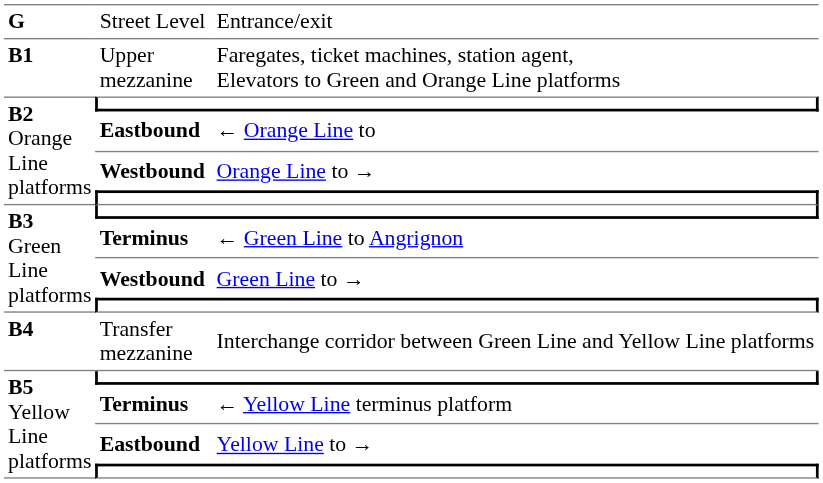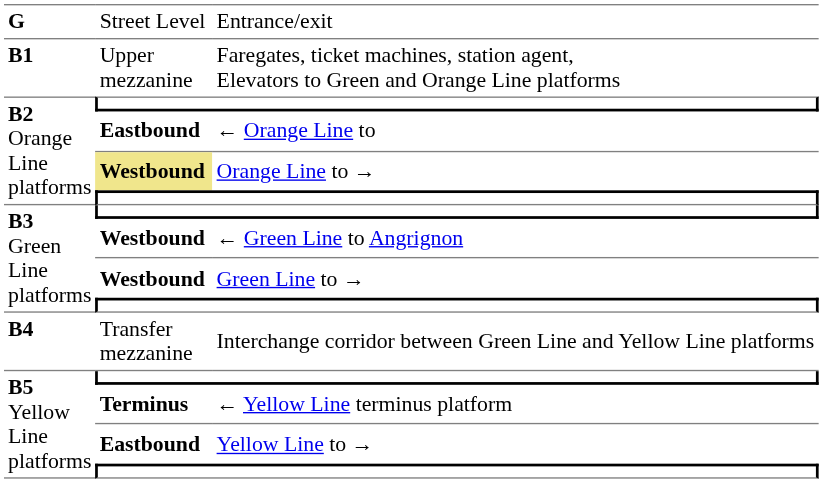(152, 170) no background -> (152, 170) khaki background
(144, 237) Terminus -> (152, 237) Westbound
